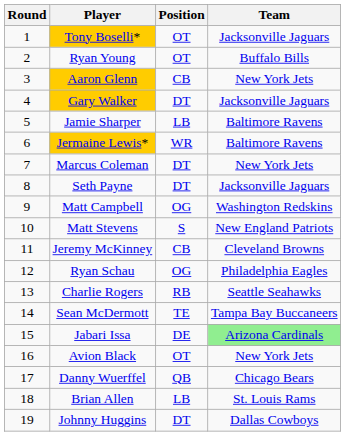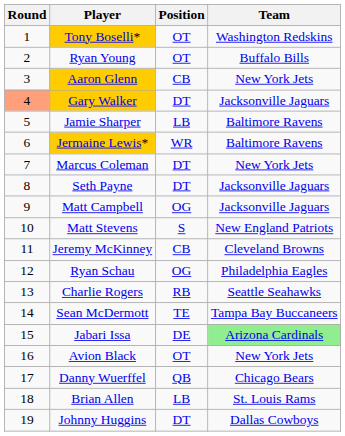(274, 36) Jacksonville Jaguars -> (274, 36) Washington Redskins
(27, 100) no background -> (27, 100) lightsalmon background
(274, 206) Washington Redskins -> (274, 206) Jacksonville Jaguars
